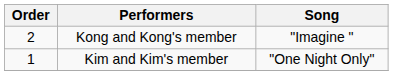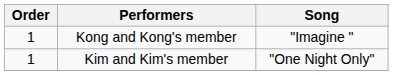(31, 37) 2 -> (31, 37) 1
